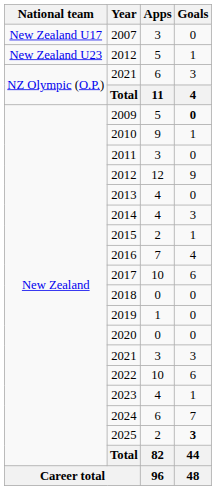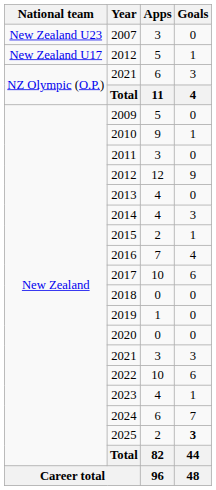(56, 34) New Zealand U17 -> (56, 34) New Zealand U23
(56, 54) New Zealand U23 -> (56, 54) New Zealand U17
(193, 114) bold -> (193, 114) normal
